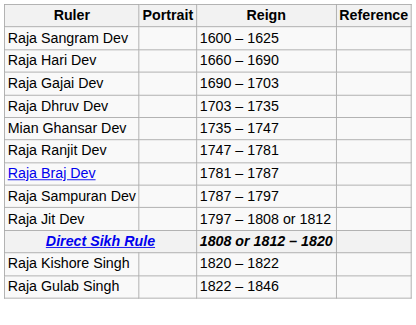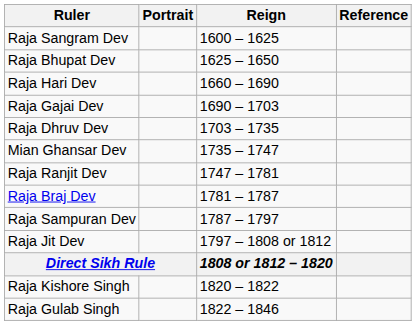+ row: (62, 60)
